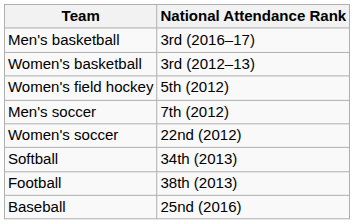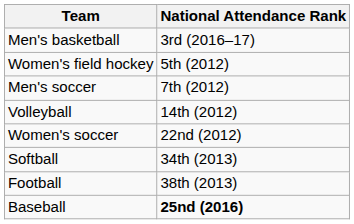- row: (75, 64)
+ row: (40, 111)
(201, 207) normal -> (202, 207) bold
